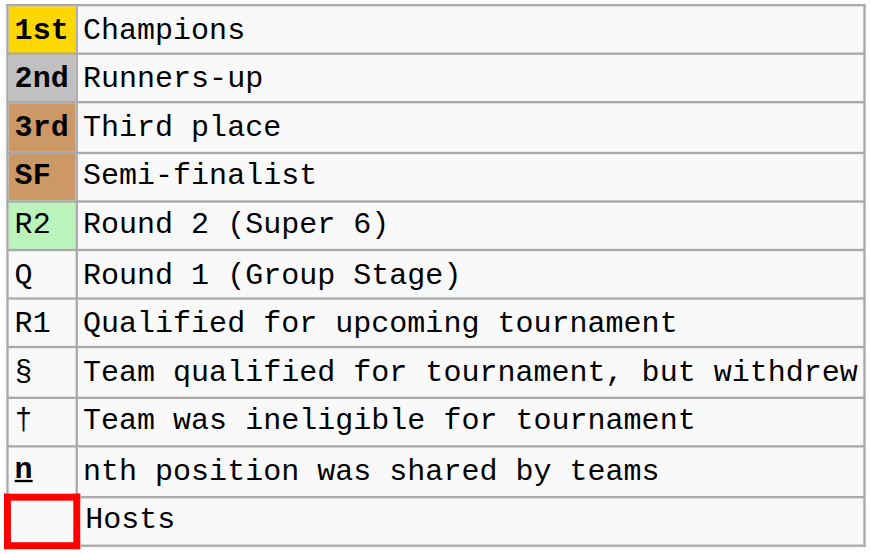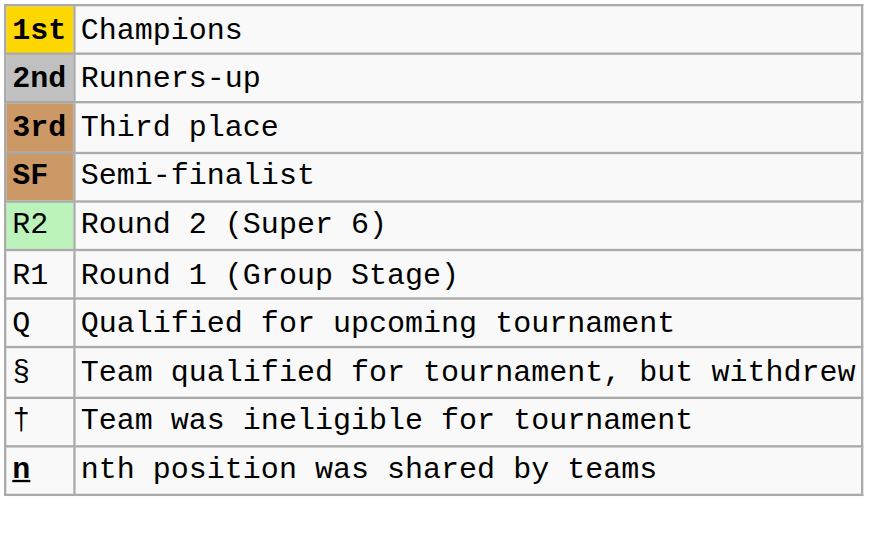(24, 274) Q -> (30, 274) R1
(33, 323) R1 -> (21, 323) Q
- row: (130, 521)
